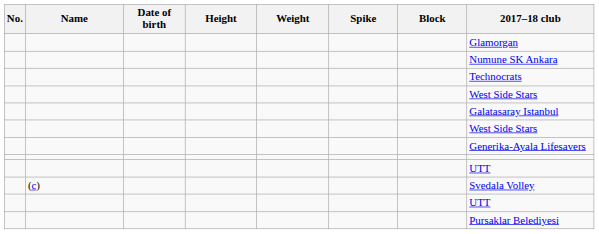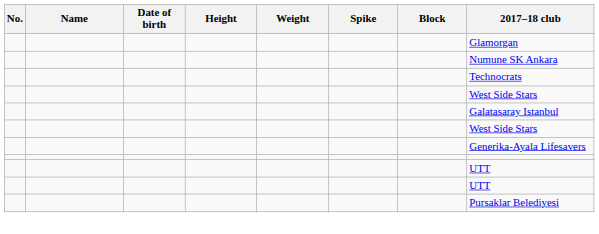- row: (15, 186)
